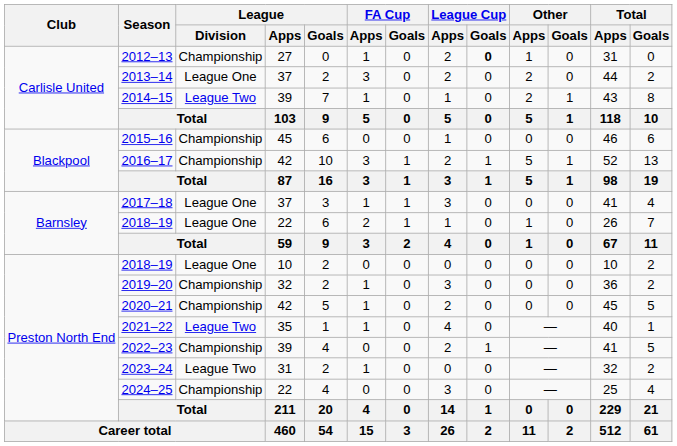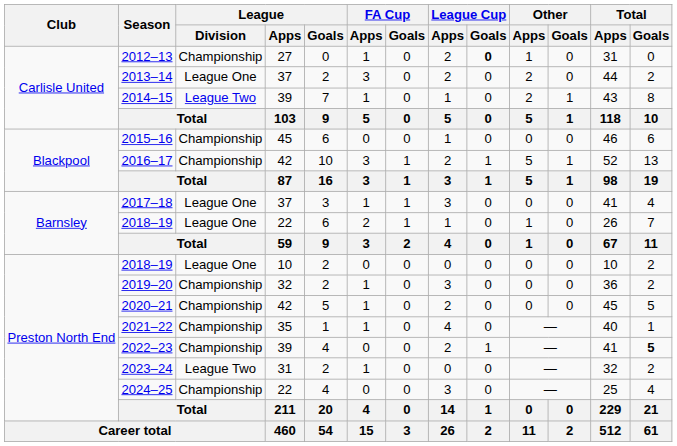(220, 327) League Two -> (220, 327) Championship
(651, 347) normal -> (651, 347) bold
